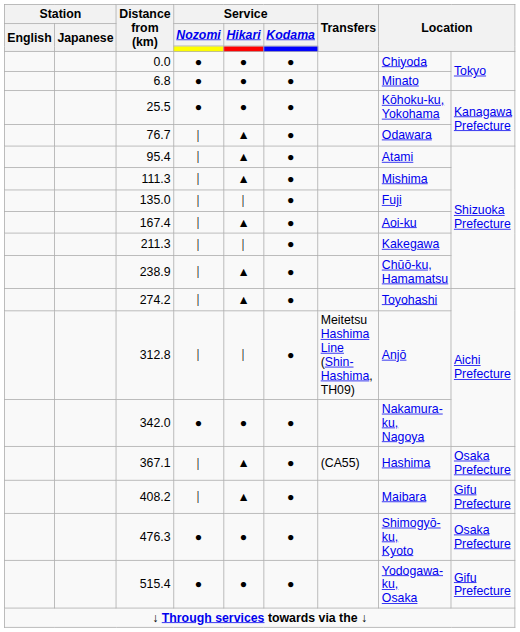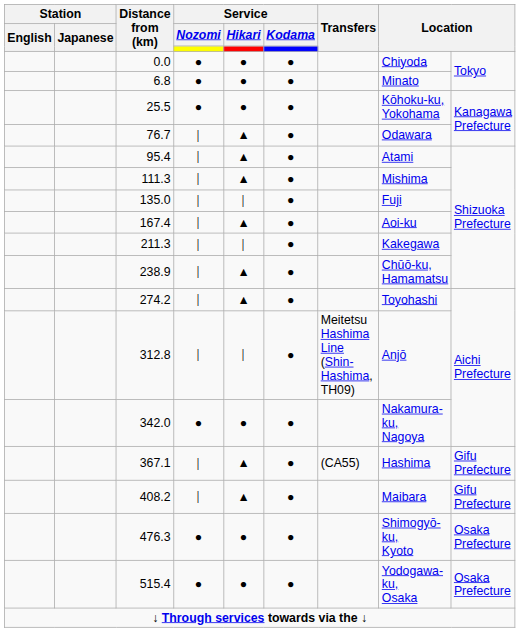(482, 463) Osaka Prefecture -> (482, 463) Gifu Prefecture
(482, 584) Gifu Prefecture -> (482, 584) Osaka Prefecture
